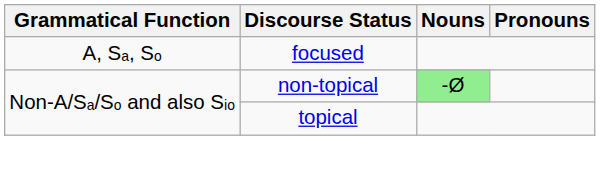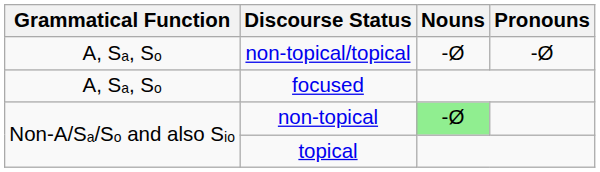+ row: (328, 53)
